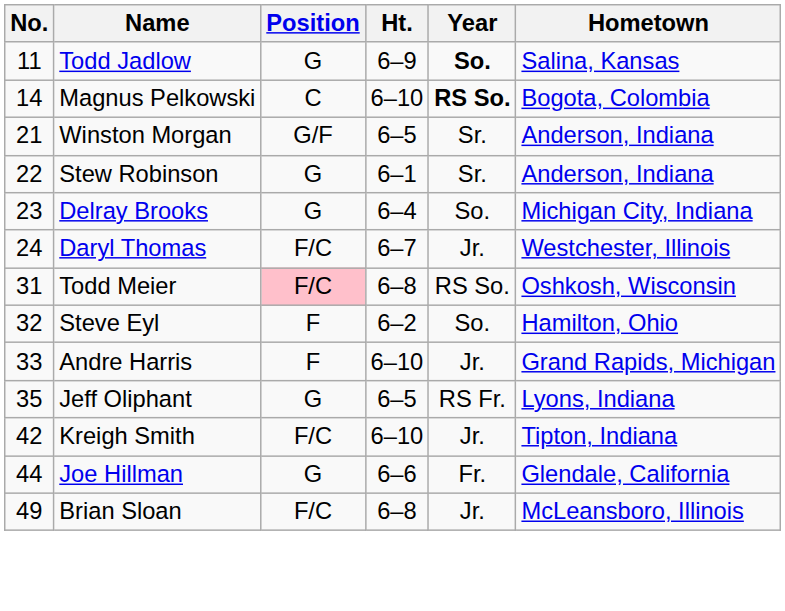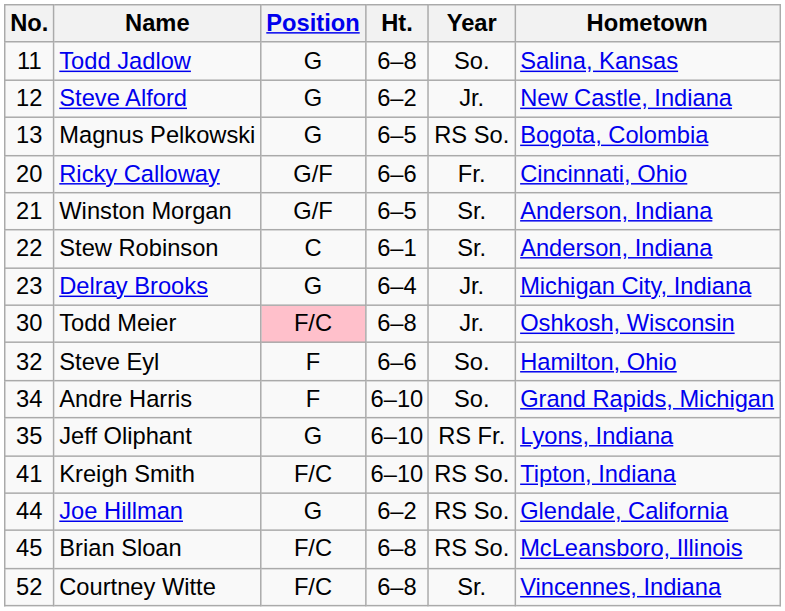(397, 60) 6–9 -> (397, 60) 6–8
(472, 60) bold -> (472, 60) normal
+ row: (123, 98)
(29, 98) 14 -> (29, 135) 13
(313, 98) C -> (313, 135) G
(397, 98) 6–10 -> (397, 135) 6–5
(472, 98) bold -> (472, 135) normal
+ row: (140, 173)
(313, 173) G -> (313, 248) C
(472, 211) So. -> (472, 286) Jr.
- row: (133, 248)
(29, 286) 31 -> (29, 323) 30
(472, 286) RS So. -> (472, 323) Jr.
(397, 323) 6–2 -> (397, 361) 6–6
(29, 361) 33 -> (29, 398) 34
(472, 361) Jr. -> (472, 398) So.
(397, 398) 6–5 -> (397, 436) 6–10
(29, 436) 42 -> (29, 473) 41
(472, 436) Jr. -> (472, 473) RS So.
(397, 473) 6–6 -> (397, 511) 6–2
(472, 473) Fr. -> (472, 511) RS So.
(29, 511) 49 -> (29, 549) 45
(472, 511) Jr. -> (472, 549) RS So.
+ row: (138, 586)
